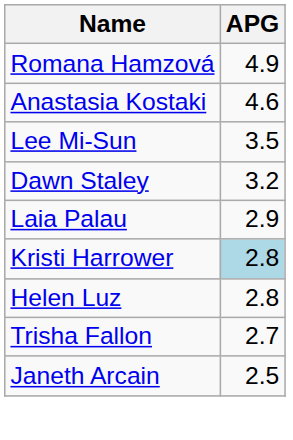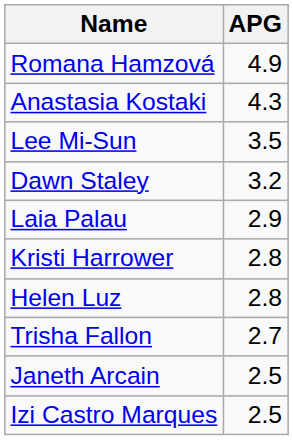(262, 102) 4.6 -> (265, 102) 4.3
(262, 258) lightblue background -> (265, 258) no background
+ row: (114, 414)
